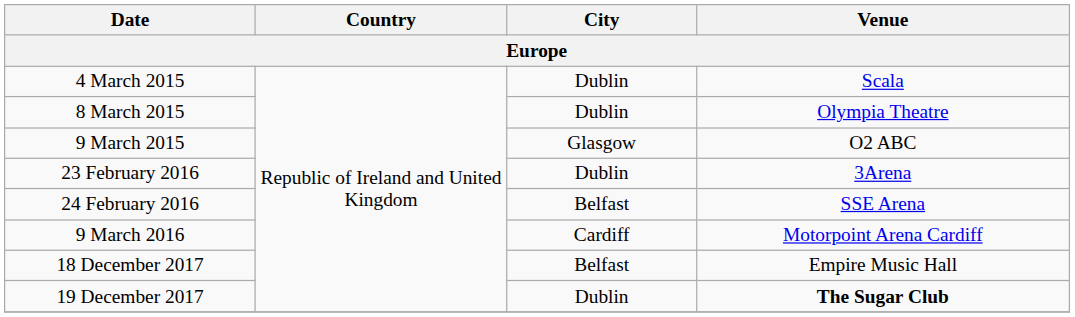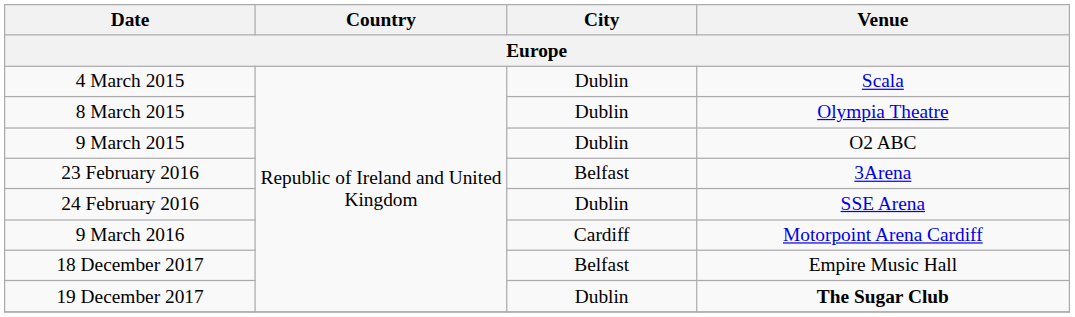(602, 142) Glasgow -> (602, 142) Dublin
(602, 173) Dublin -> (602, 173) Belfast
(602, 204) Belfast -> (602, 204) Dublin
